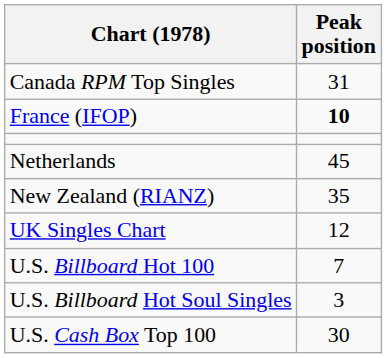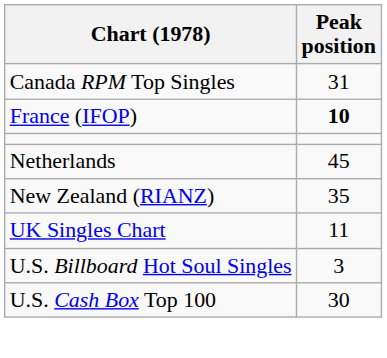(339, 230) 12 -> (339, 230) 11
- row: (112, 265)
